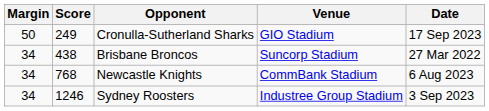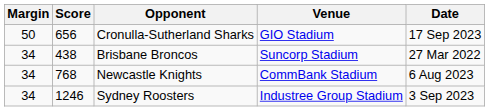(66, 34) 249 -> (66, 34) 656
